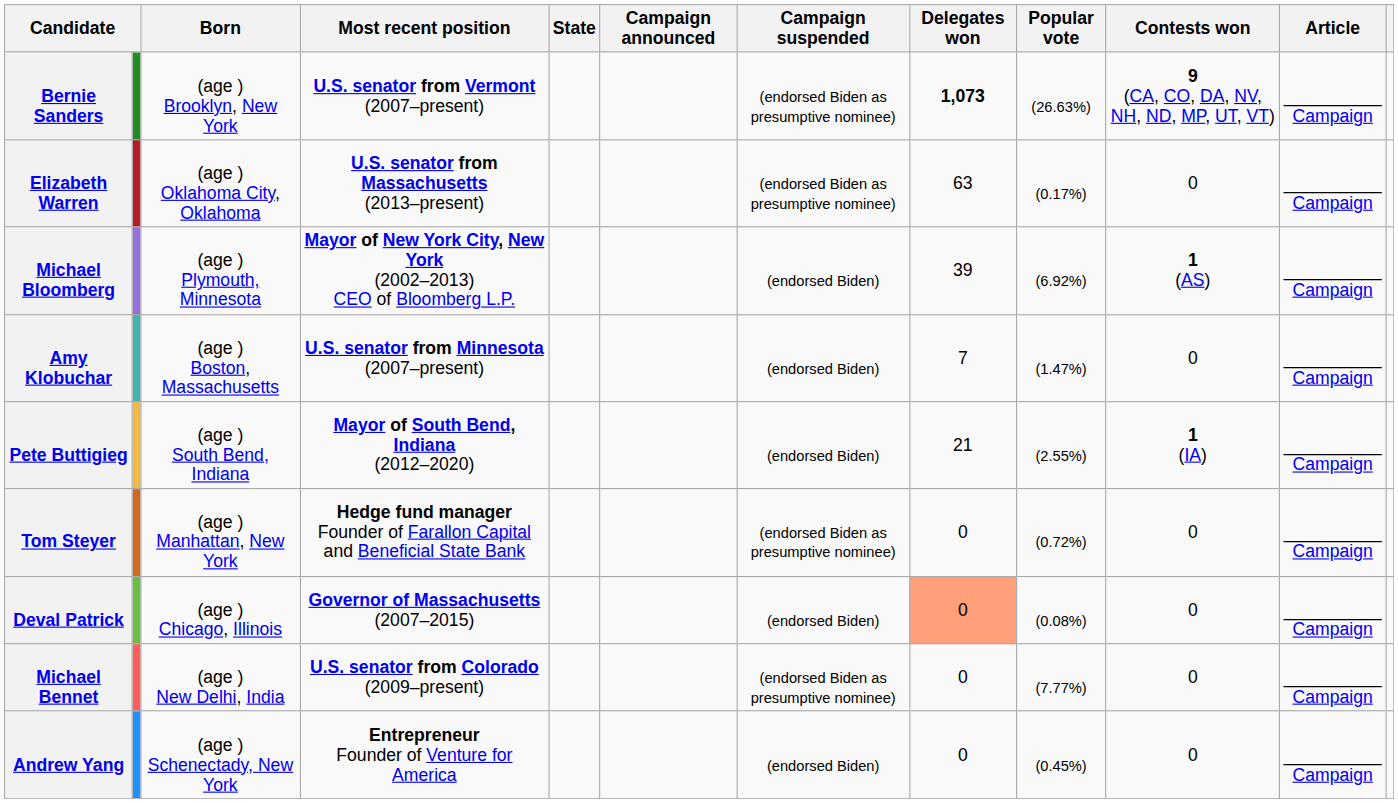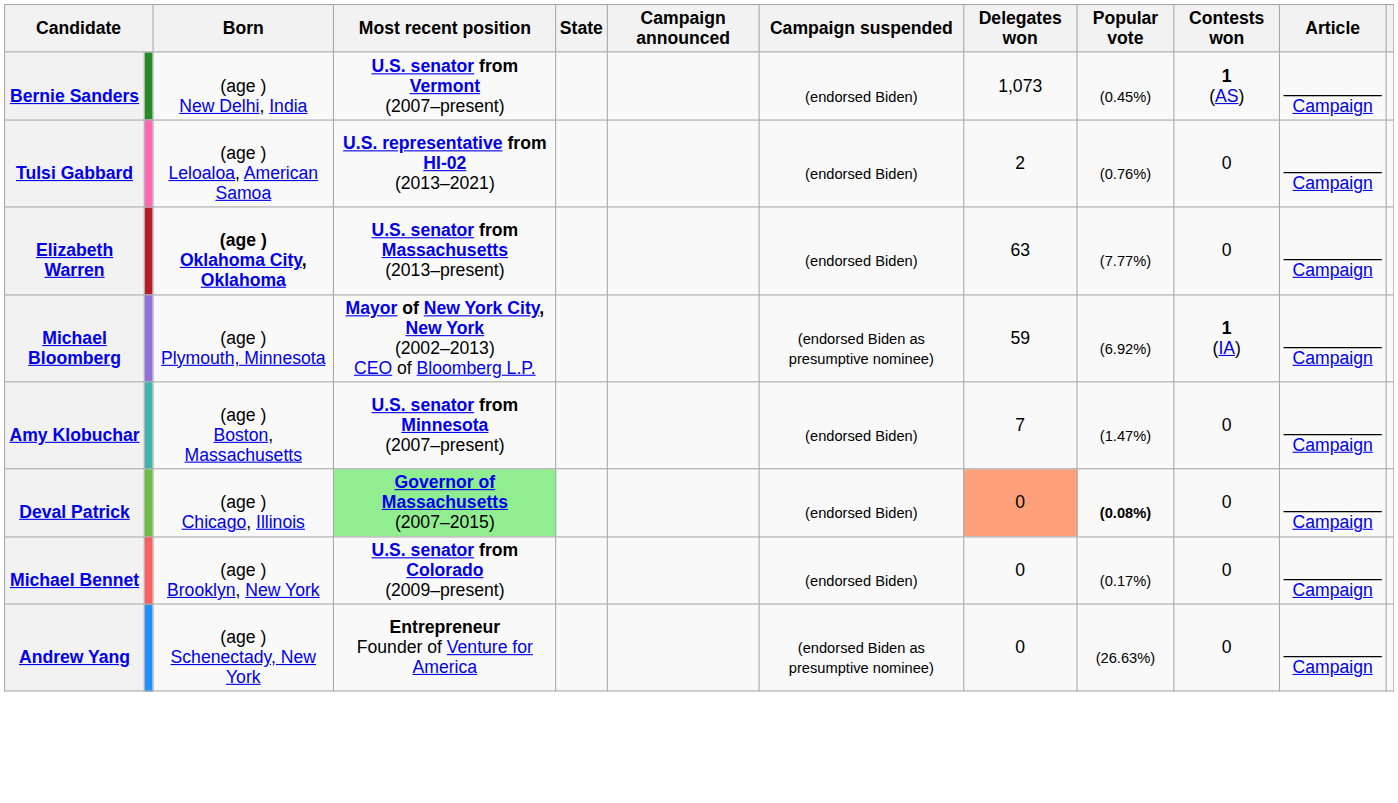(220, 105) (age ) Brooklyn, New York -> (243, 95) (age ) New Delhi, India
(823, 106) (endorsed Biden as presumptive nominee) -> (861, 96) (endorsed Biden)
(963, 95) bold -> (1020, 85) normal
(1061, 106) (26.63%) -> (1125, 96) (0.45%)
(1193, 95) 9 (CA, CO, DA, NV, NH, ND, MP, UT, VT) -> (1227, 85) 1 (AS)
+ row: (75, 173)
(220, 193) normal -> (243, 260) bold
(823, 194) (endorsed Biden as presumptive nominee) -> (861, 261) (endorsed Biden)
(1061, 194) (0.17%) -> (1125, 261) (7.77%)
(823, 281) (endorsed Biden) -> (861, 349) (endorsed Biden as presumptive nominee)
(963, 270) 39 -> (1020, 338) 59
(1193, 270) 1 (AS) -> (1227, 338) 1 (IA)
- row: (69, 455)
- row: (69, 542)
(424, 609) no background -> (445, 502) lightgreen background
(1061, 620) normal -> (1125, 512) bold
(220, 687) (age ) New Delhi, India -> (243, 580) (age ) Brooklyn, New York
(823, 688) (endorsed Biden as presumptive nominee) -> (861, 581) (endorsed Biden)
(1061, 688) (7.77%) -> (1125, 581) (0.17%)
(823, 765) (endorsed Biden) -> (861, 658) (endorsed Biden as presumptive nominee)
(1061, 765) (0.45%) -> (1125, 658) (26.63%)
